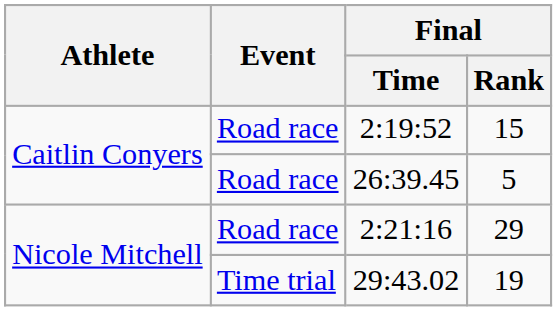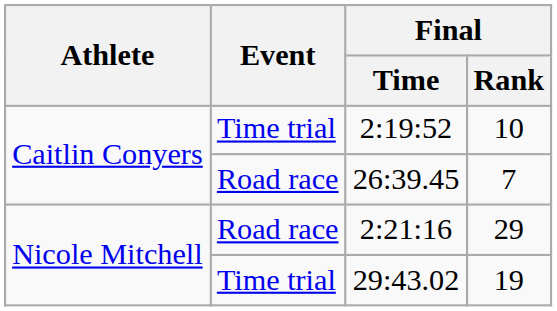(278, 129) Road race -> (276, 129) Time trial
(509, 129) 15 -> (509, 129) 10
(509, 179) 5 -> (509, 179) 7
